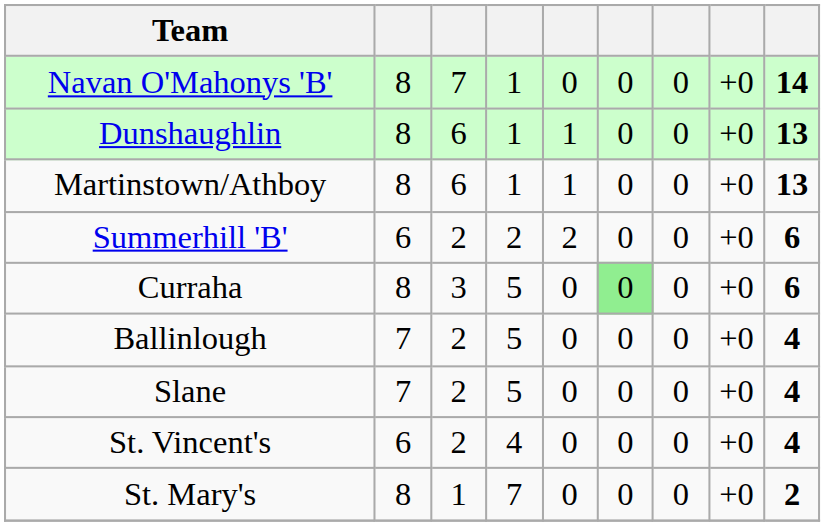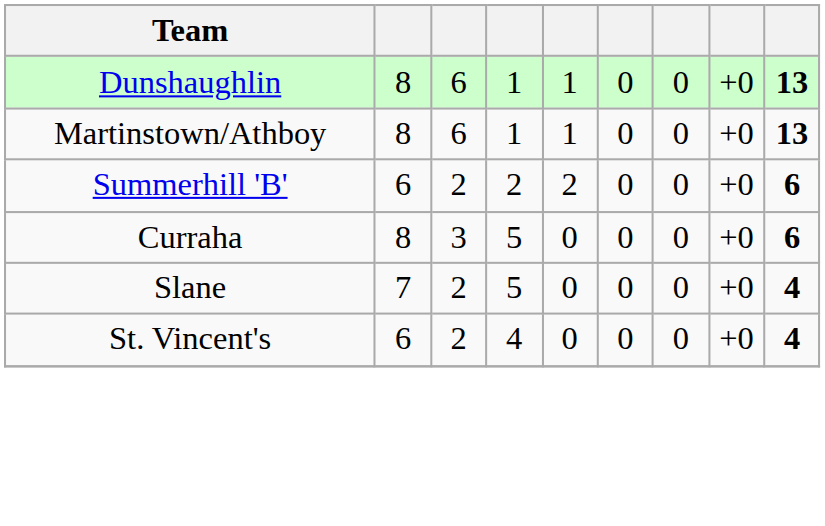- row: (190, 81)
(625, 287) lightgreen background -> (625, 236) no background
- row: (190, 339)
- row: (190, 493)
